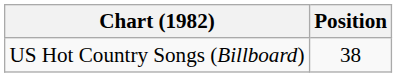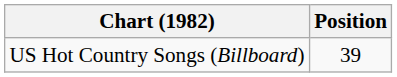(351, 54) 38 -> (351, 54) 39
